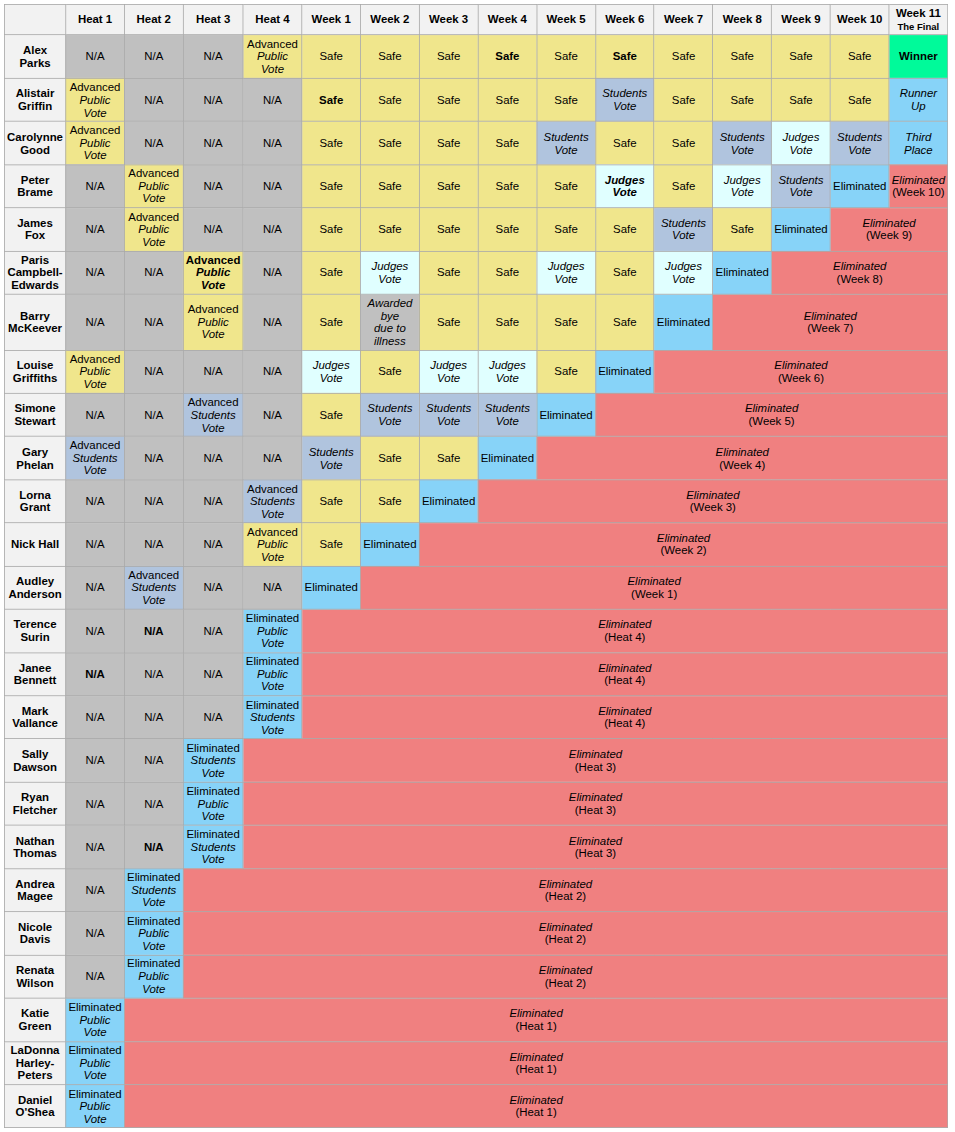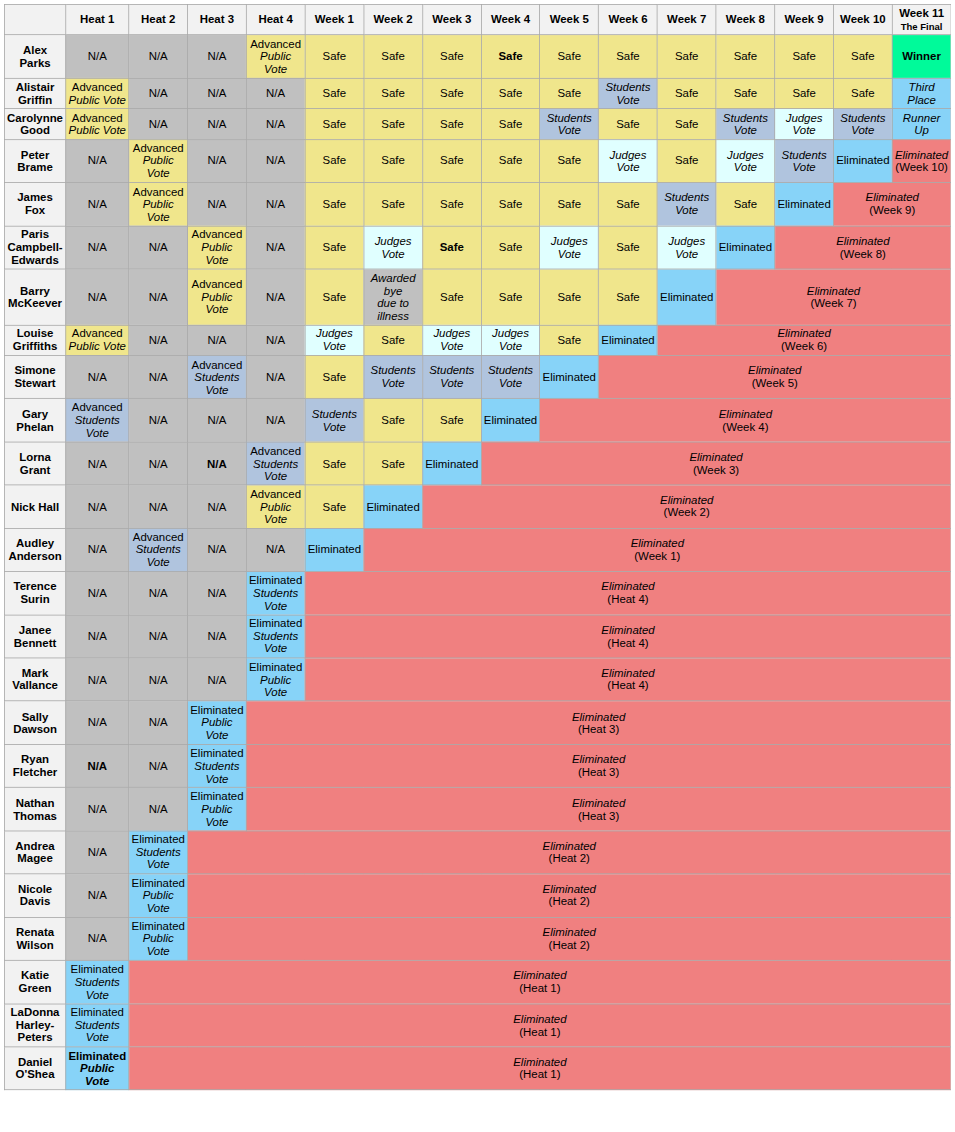(625, 56) bold -> (628, 56) normal
(331, 99) bold -> (334, 93) normal
(918, 99) Runner Up -> (922, 93) Third Place
(918, 143) Third Place -> (922, 124) Runner Up
(625, 186) bold -> (628, 161) normal
(213, 272) bold -> (217, 247) normal
(449, 272) normal -> (452, 247) bold
(213, 501) normal -> (217, 463) bold
(154, 631) bold -> (158, 593) normal
(272, 631) Eliminated Public Vote -> (276, 593) Eliminated Students Vote
(95, 674) bold -> (97, 636) normal
(272, 674) Eliminated Public Vote -> (276, 636) Eliminated Students Vote
(272, 717) Eliminated Students Vote -> (276, 679) Eliminated Public Vote
(213, 760) Eliminated Students Vote -> (217, 722) Eliminated Public Vote
(95, 803) normal -> (97, 766) bold
(213, 803) Eliminated Public Vote -> (217, 766) Eliminated Students Vote
(154, 847) bold -> (158, 809) normal
(213, 847) Eliminated Students Vote -> (217, 809) Eliminated Public Vote
(95, 1019) Eliminated Public Vote -> (97, 982) Eliminated Students Vote
(95, 1063) Eliminated Public Vote -> (97, 1025) Eliminated Students Vote
(95, 1106) normal -> (97, 1068) bold
